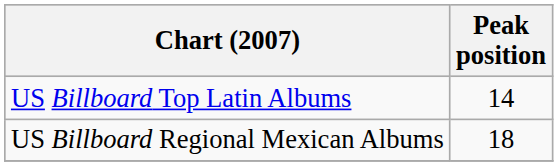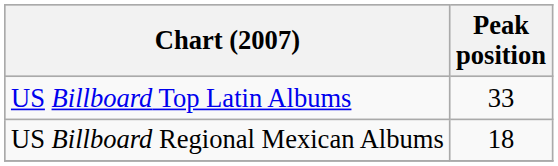(501, 97) 14 -> (501, 97) 33
